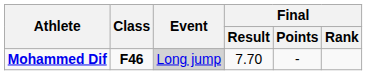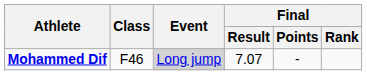(132, 59) bold -> (132, 59) normal
(249, 59) 7.70 -> (249, 59) 7.07
